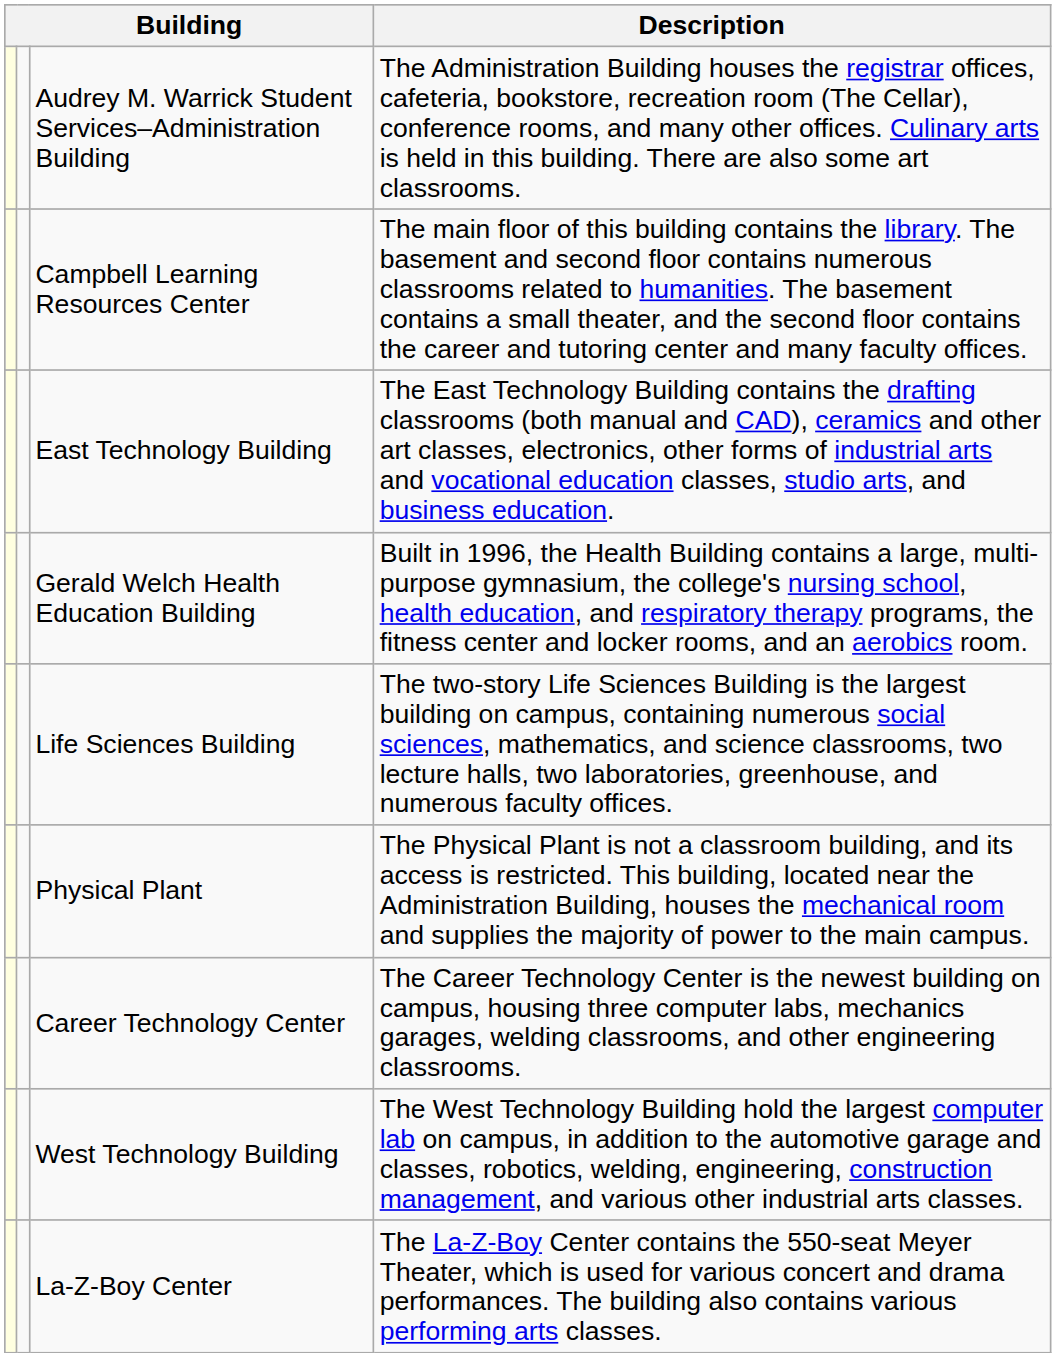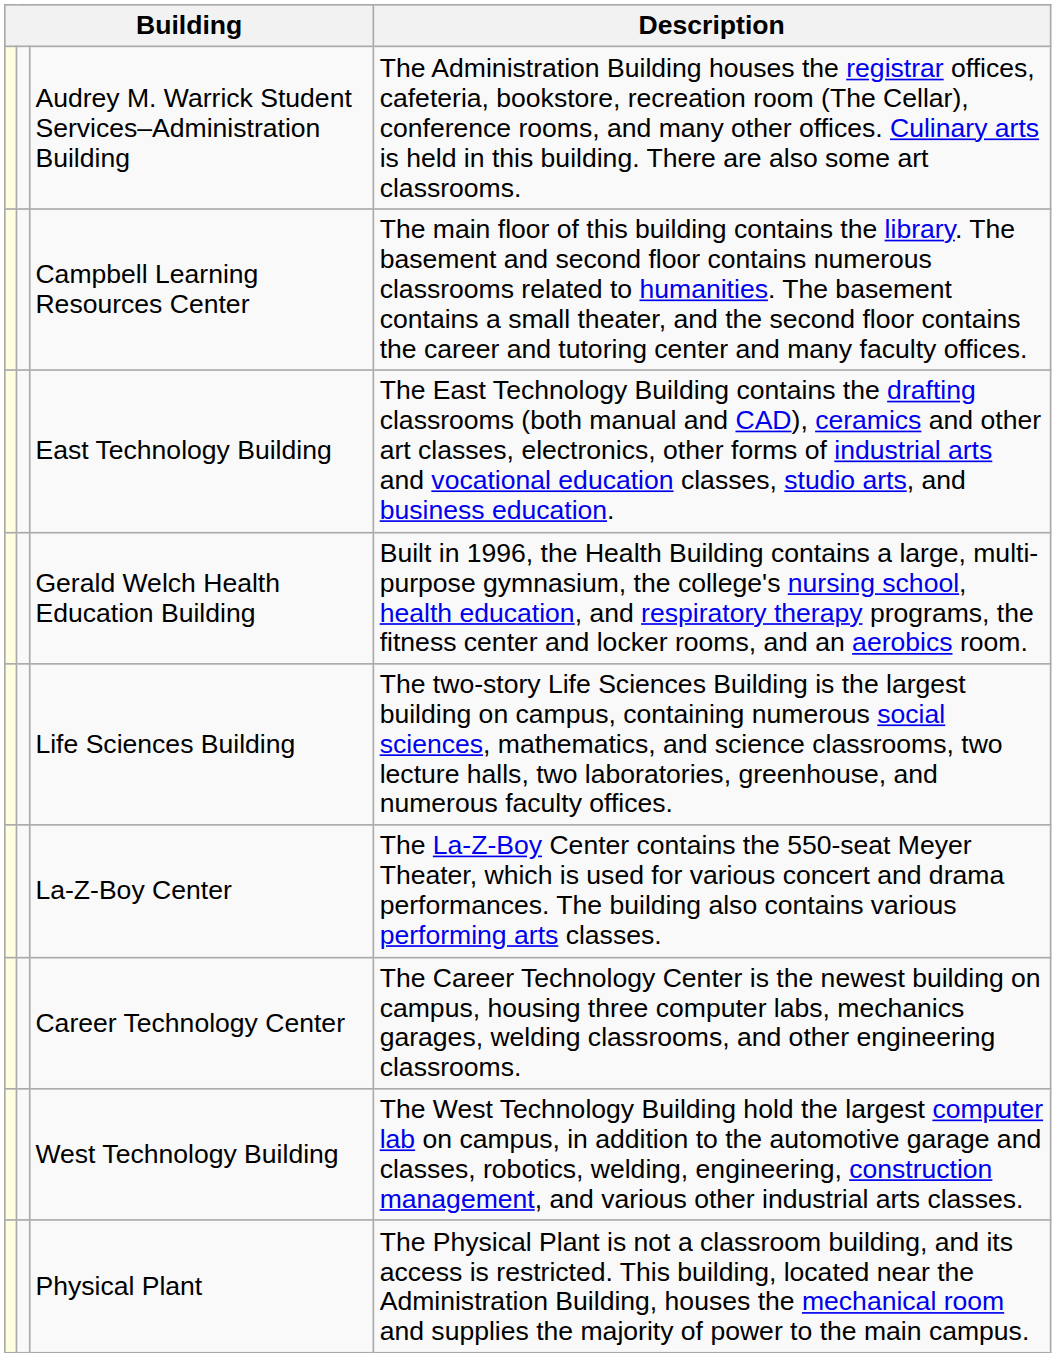rows swapped: (119, 890) <-> (134, 1286)
